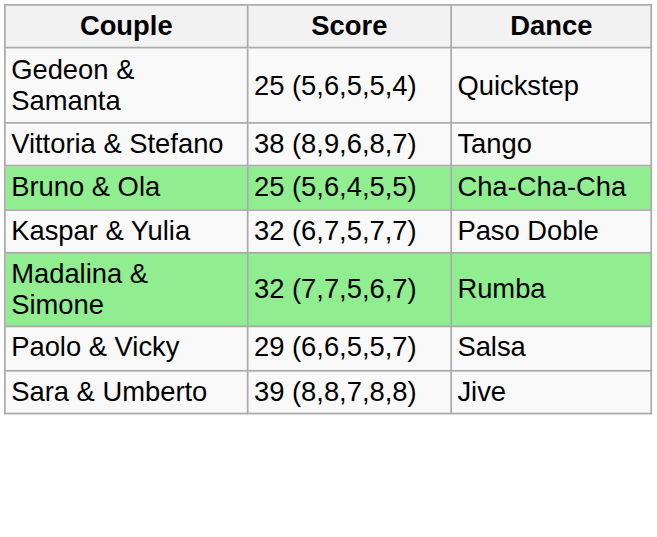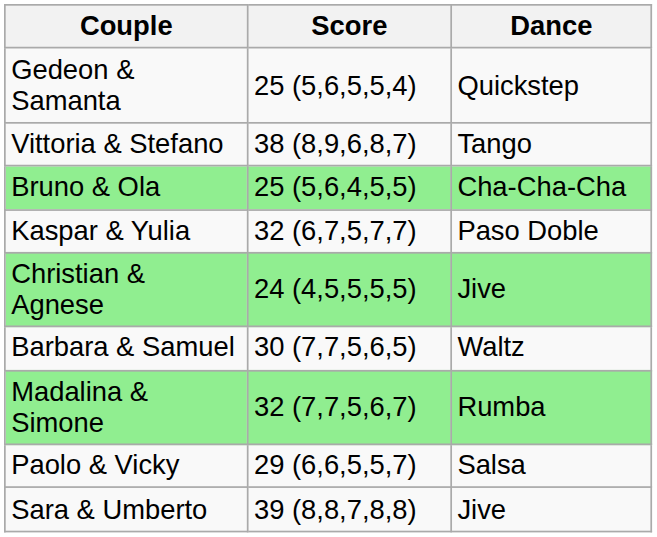+ row: (78, 289)
+ row: (123, 348)
